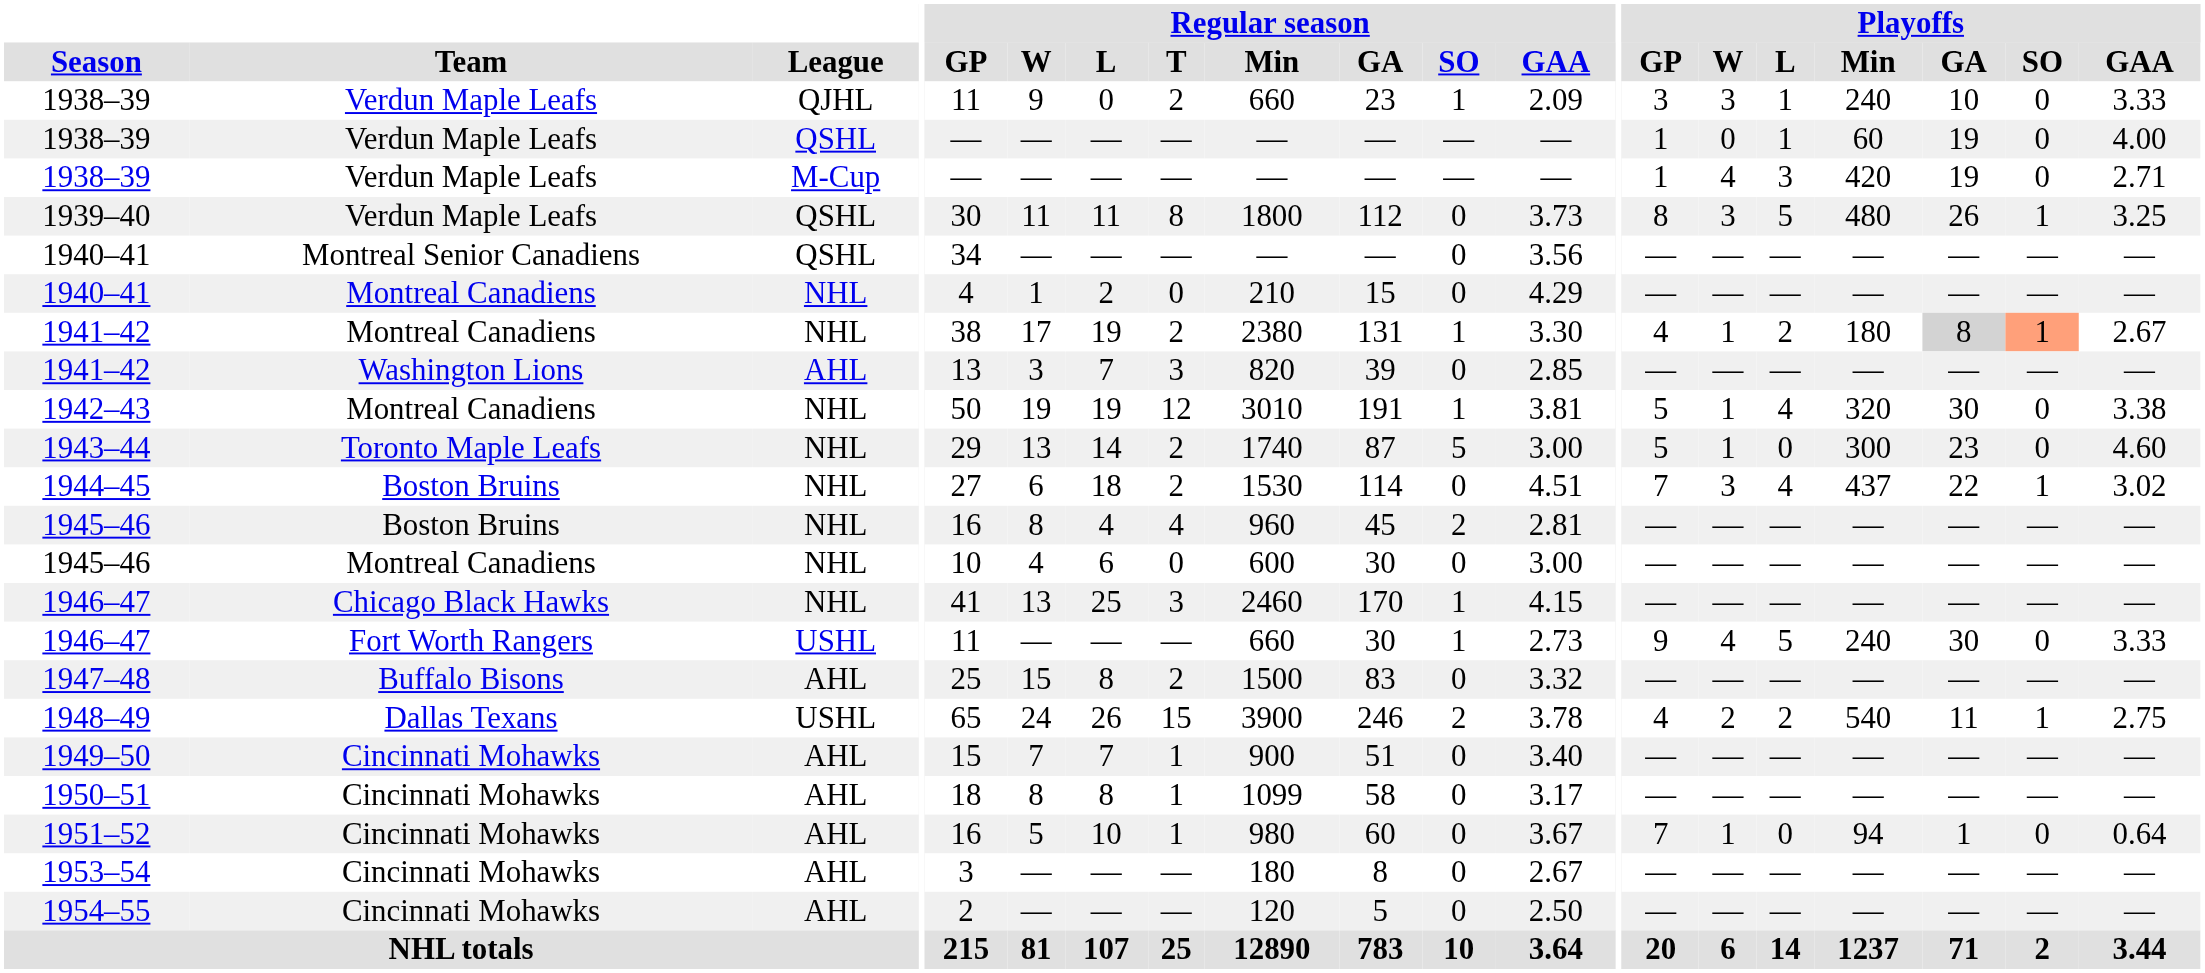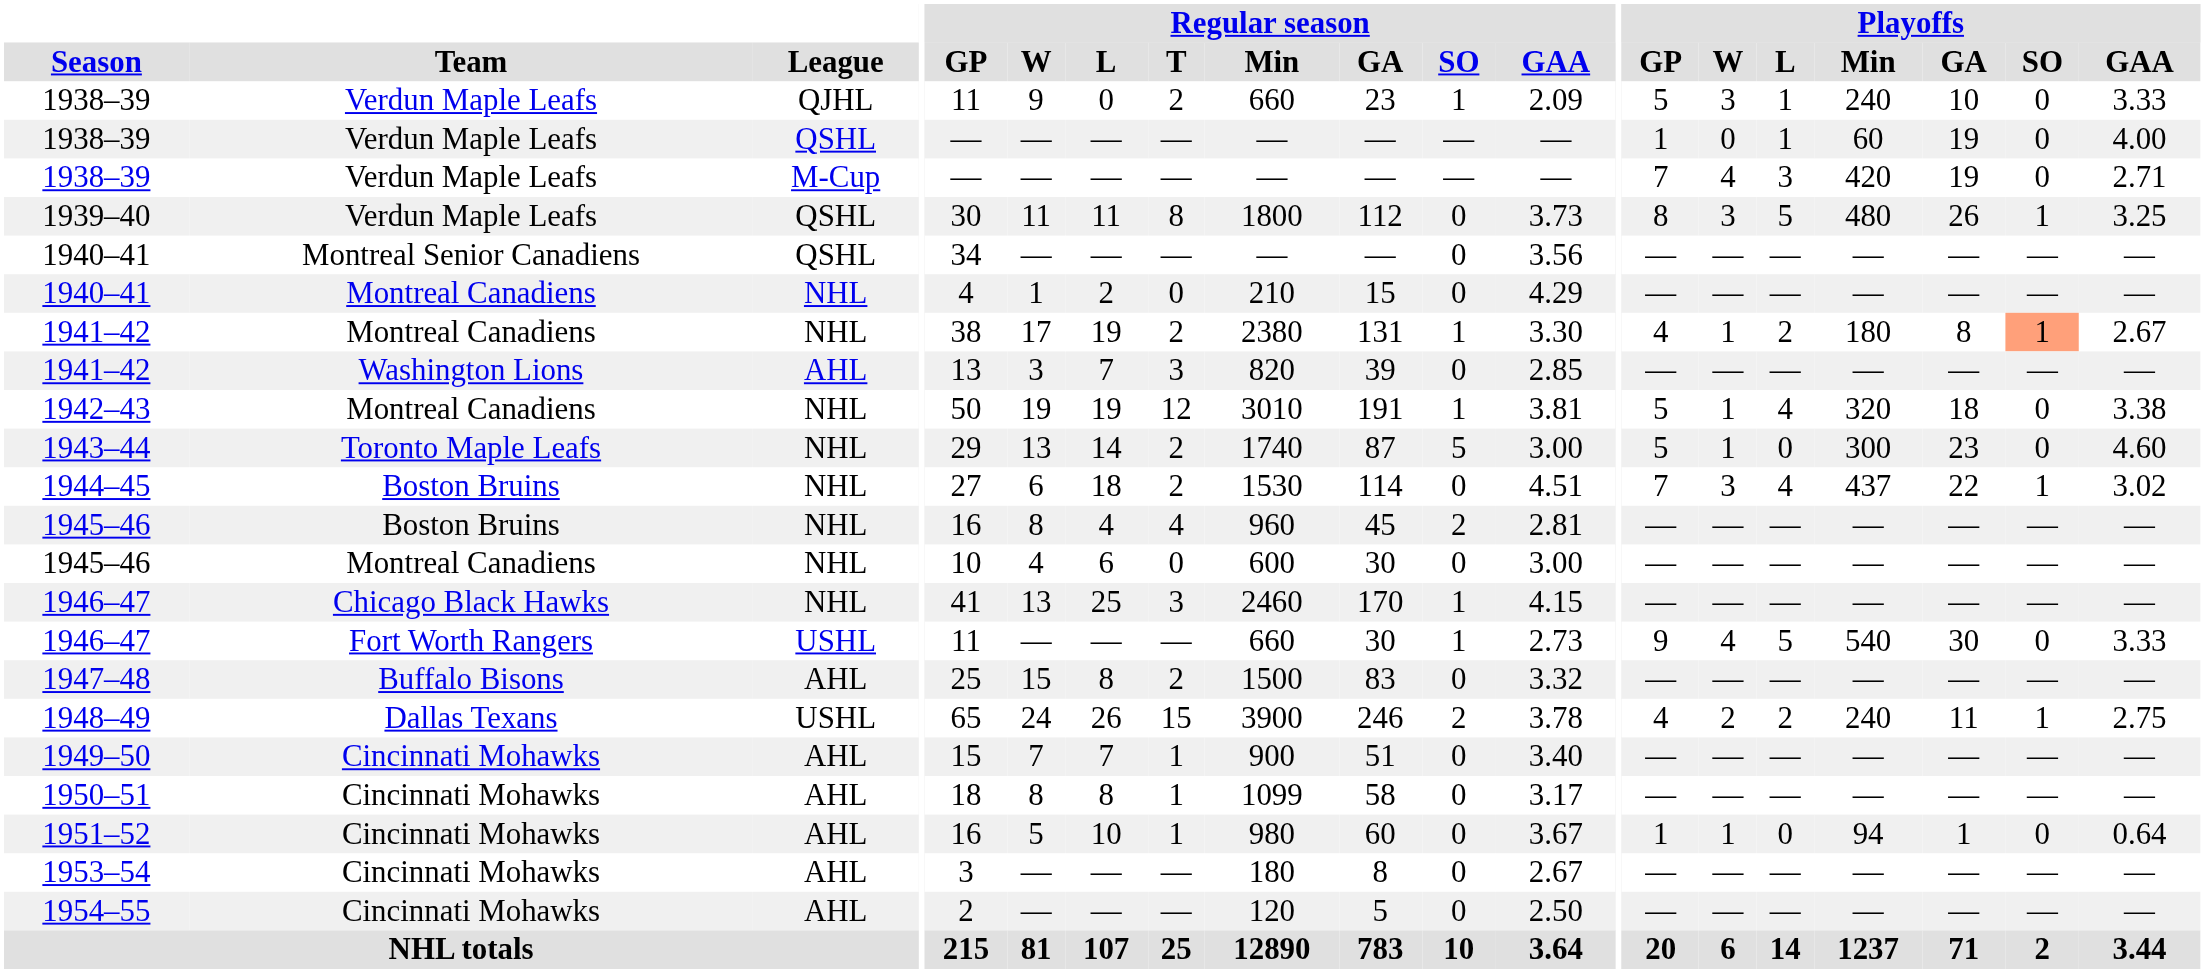(1661, 100) 3 -> (1661, 100) 5
(1661, 177) 1 -> (1661, 177) 7
(1964, 331) lightgrey background -> (1964, 331) no background
(1964, 408) 30 -> (1964, 408) 18
(1868, 640) 240 -> (1868, 640) 540
(1868, 717) 540 -> (1868, 717) 240
(1661, 833) 7 -> (1661, 833) 1
